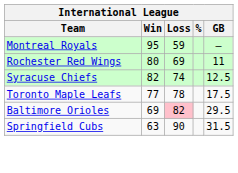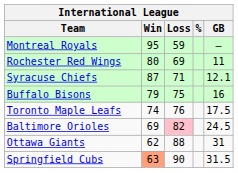(153, 78) 82 -> (153, 78) 87
(179, 78) 74 -> (179, 78) 71
(218, 78) 12.5 -> (218, 78) 12.1
+ row: (49, 94)
(153, 94) 77 -> (153, 110) 74
(179, 94) 78 -> (179, 110) 76
(218, 110) 29.5 -> (218, 127) 24.5
+ row: (46, 143)
(153, 127) no background -> (153, 159) lightsalmon background
